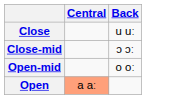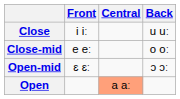+ column: (82, 13)
(125, 49) ɔ ɔː -> (159, 49) o oː
(125, 67) o oː -> (159, 67) ɔ ɔː
